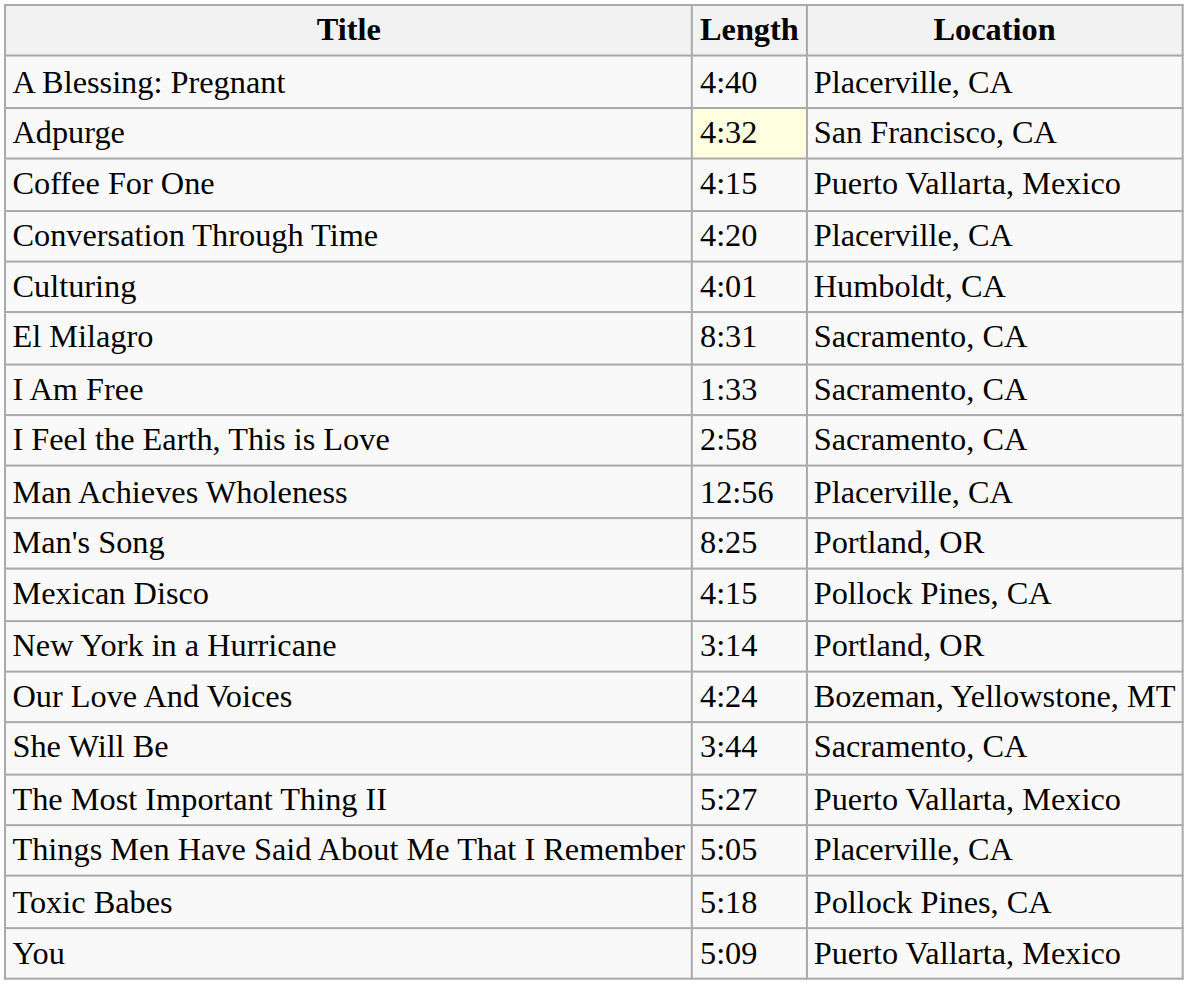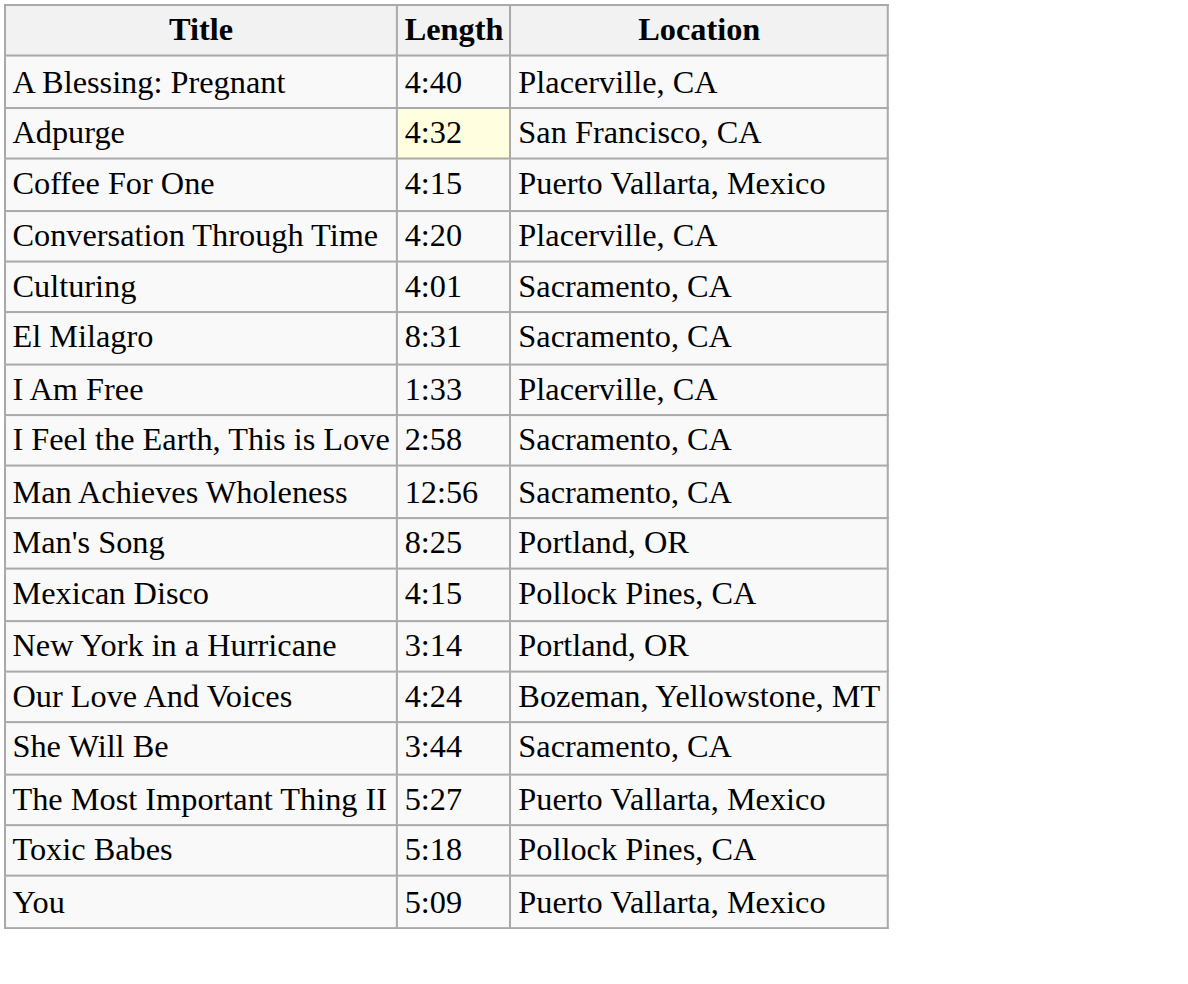(910, 286) Humboldt, CA -> (625, 286) Sacramento, CA
(920, 388) Sacramento, CA -> (618, 388) Placerville, CA
(913, 491) Placerville, CA -> (625, 491) Sacramento, CA
- row: (349, 850)
